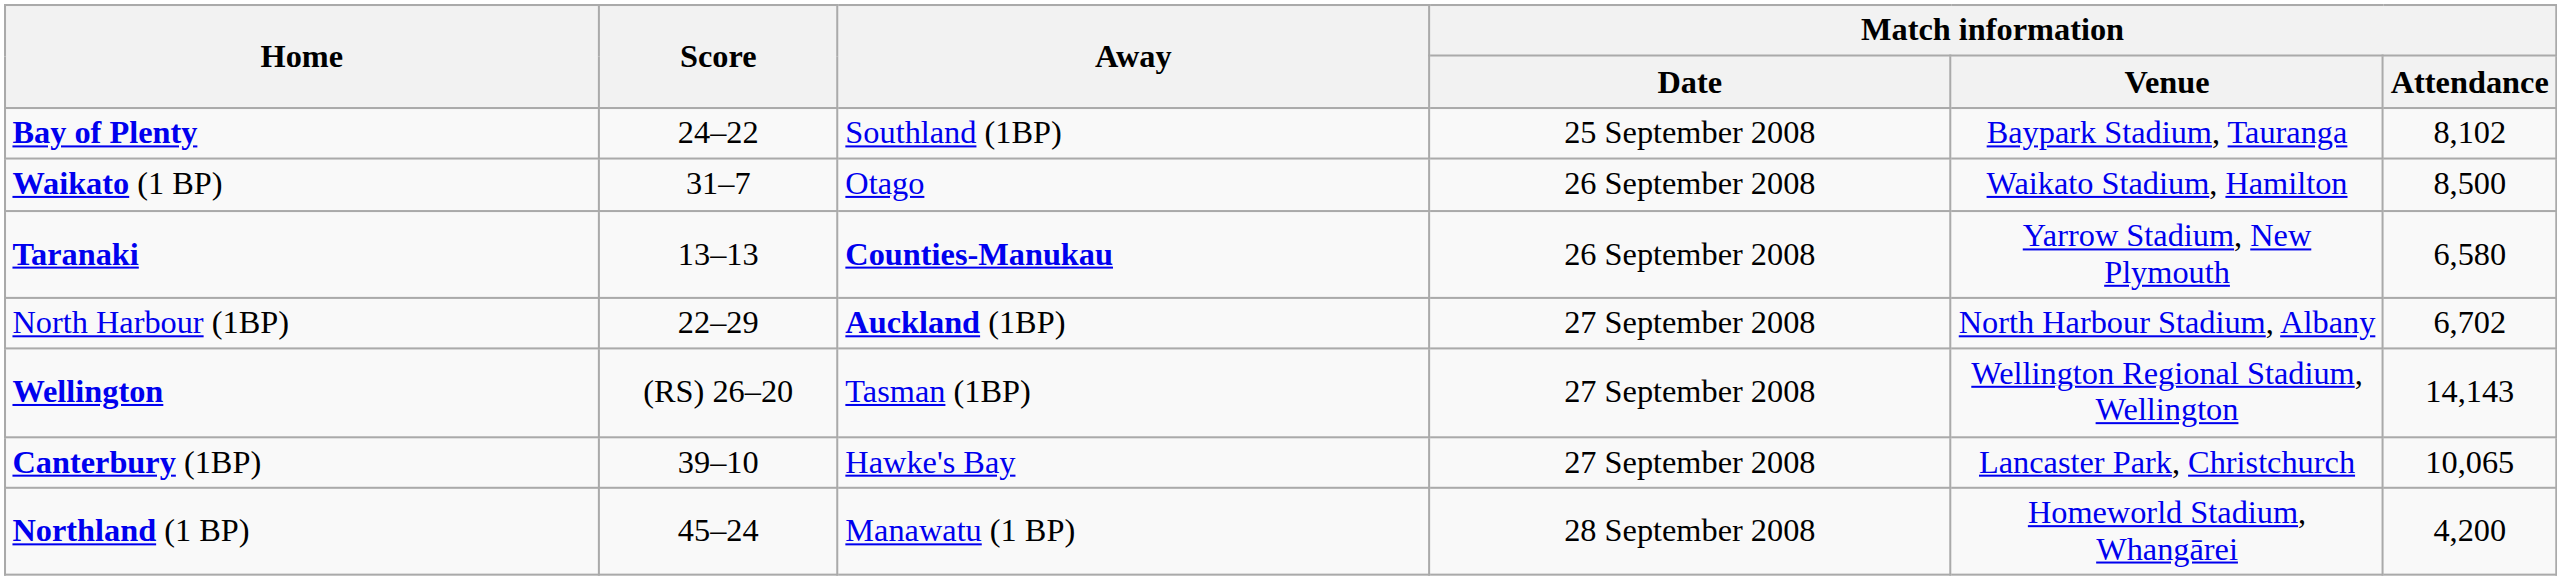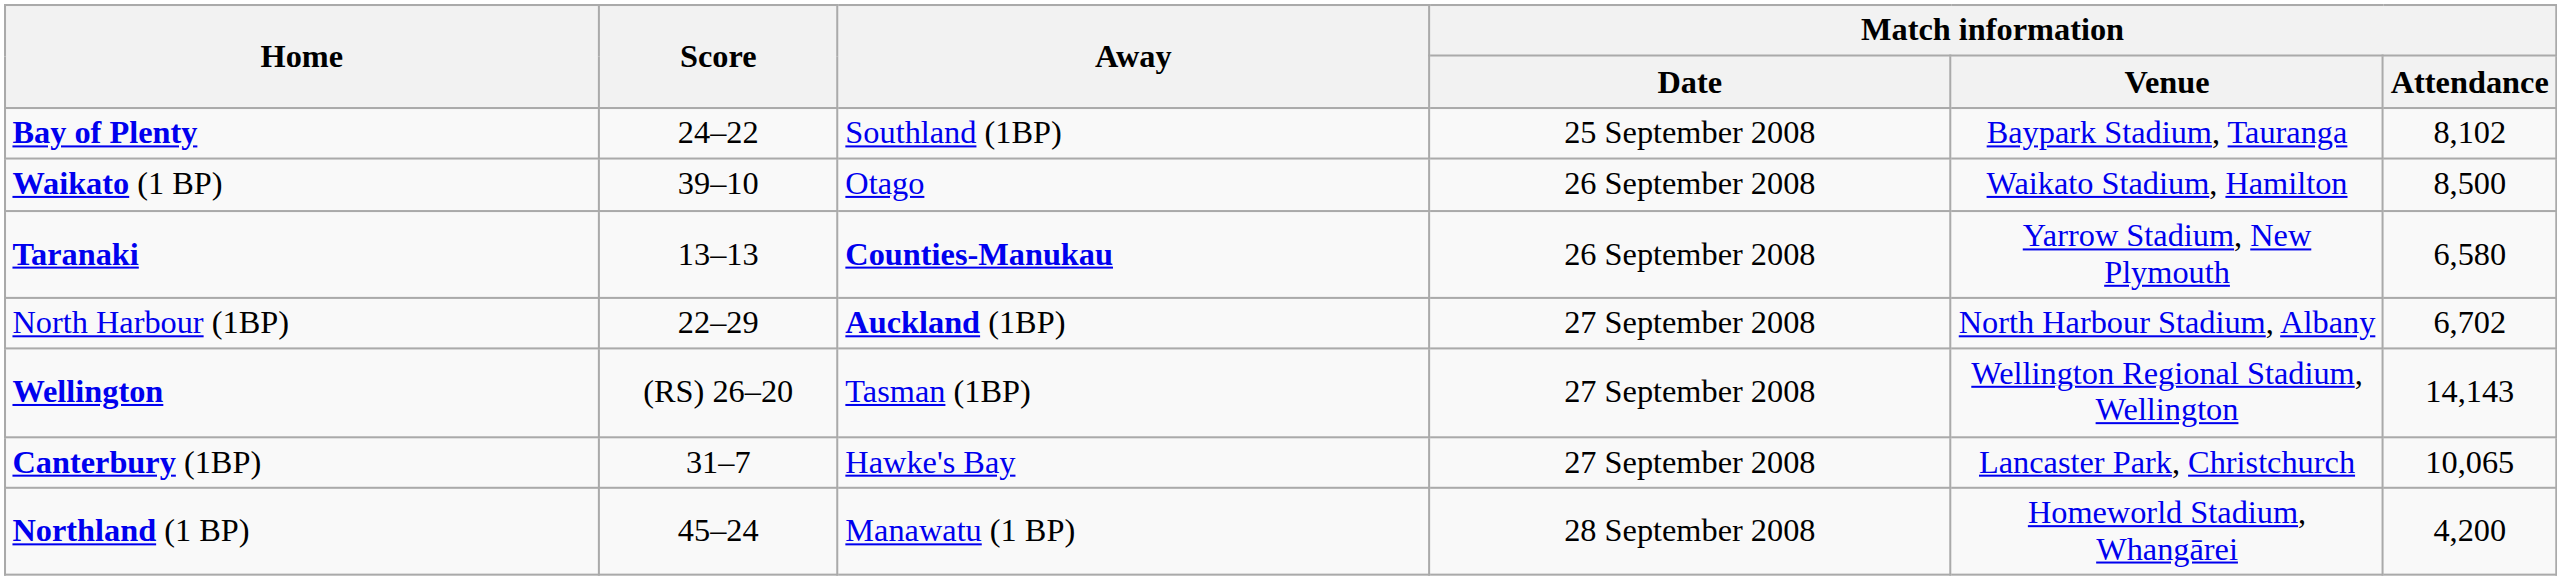(718, 183) 31–7 -> (718, 183) 39–10
(718, 461) 39–10 -> (718, 461) 31–7
